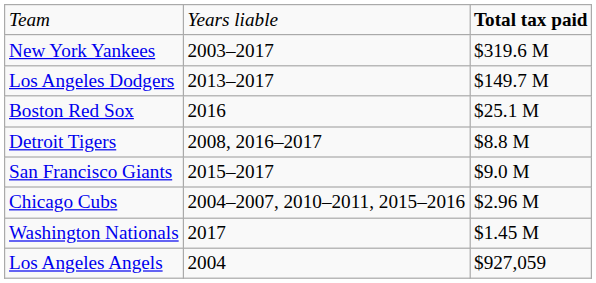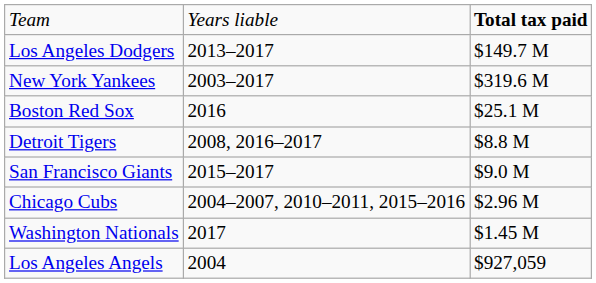rows swapped: (82, 50) <-> (92, 80)
